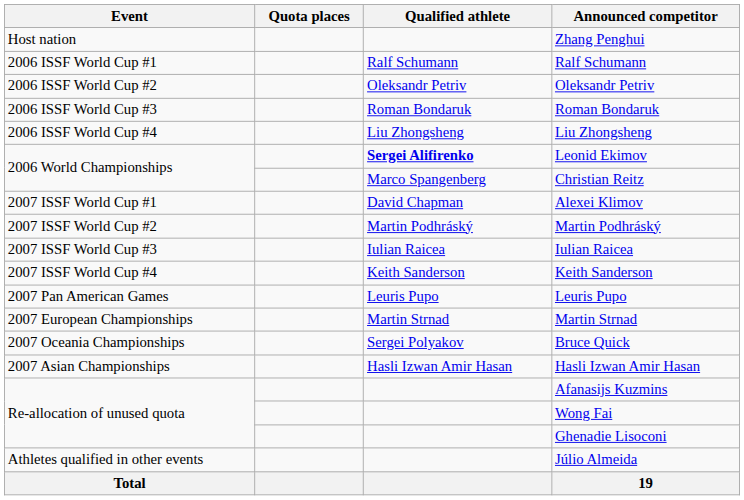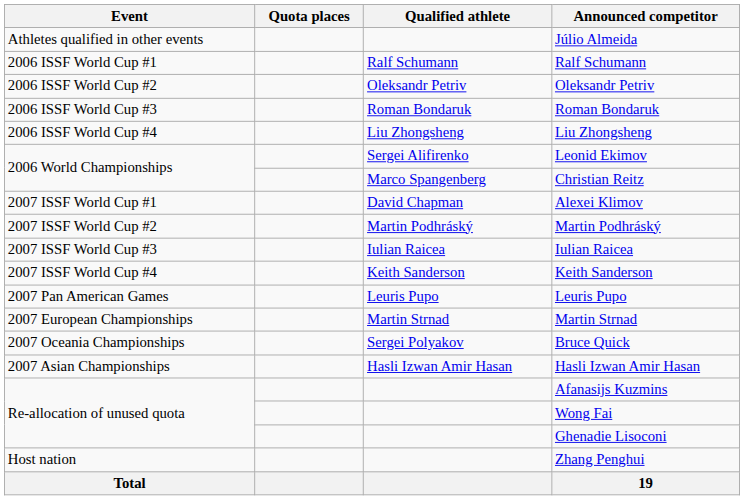rows swapped: (600, 39) <-> (596, 459)
(420, 156) bold -> (418, 156) normal
